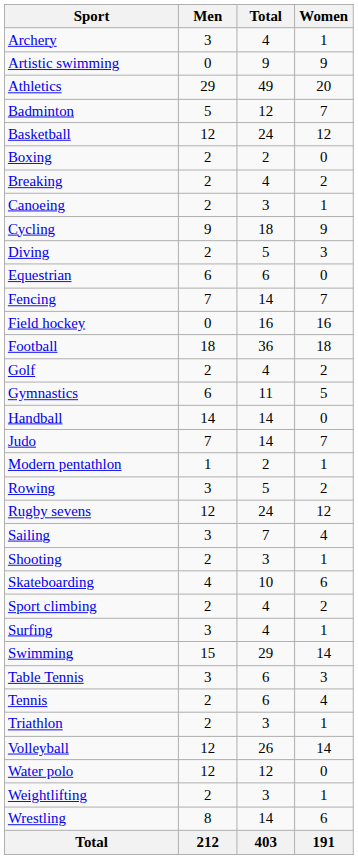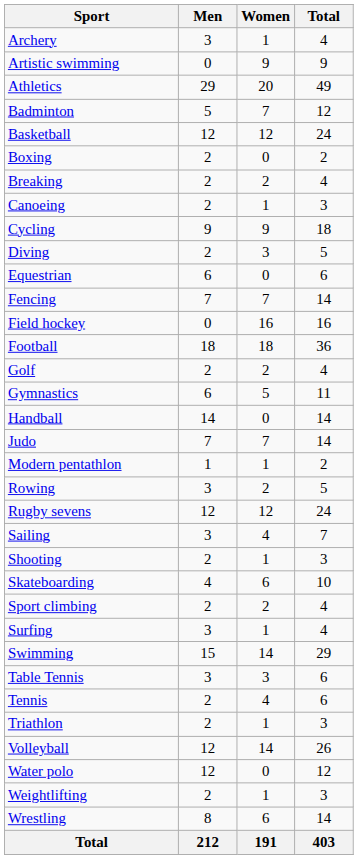columns swapped: (324, 16) <-> (266, 16)
